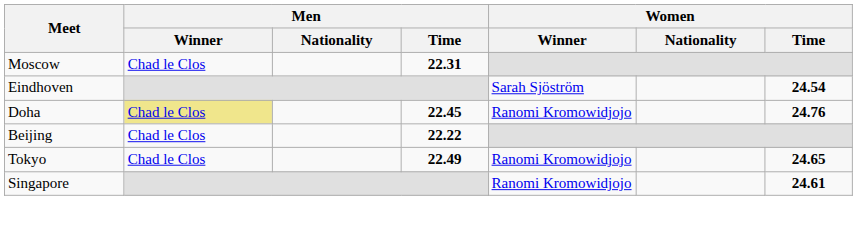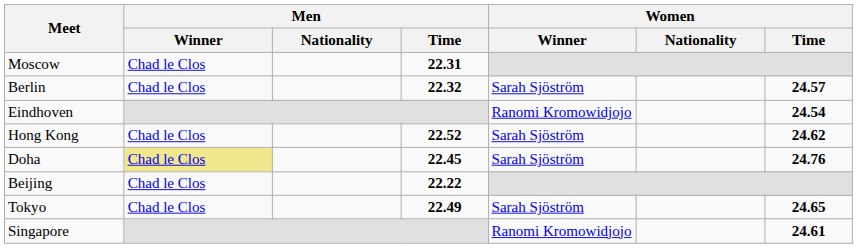+ row: (27, 87)
(538, 87) Sarah Sjöström -> (562, 111) Ranomi Kromowidjojo
+ row: (43, 135)
(562, 111) Ranomi Kromowidjojo -> (538, 159) Sarah Sjöström
(562, 159) Ranomi Kromowidjojo -> (538, 207) Sarah Sjöström
